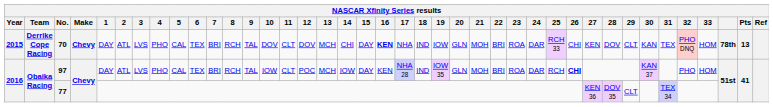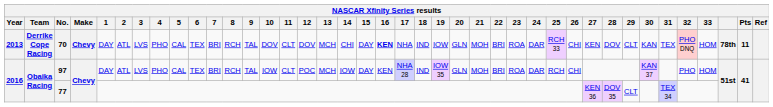(15, 44) 2015 -> (15, 44) 2013
(745, 44) 13 -> (745, 44) 11
(575, 70) bold -> (575, 70) normal
